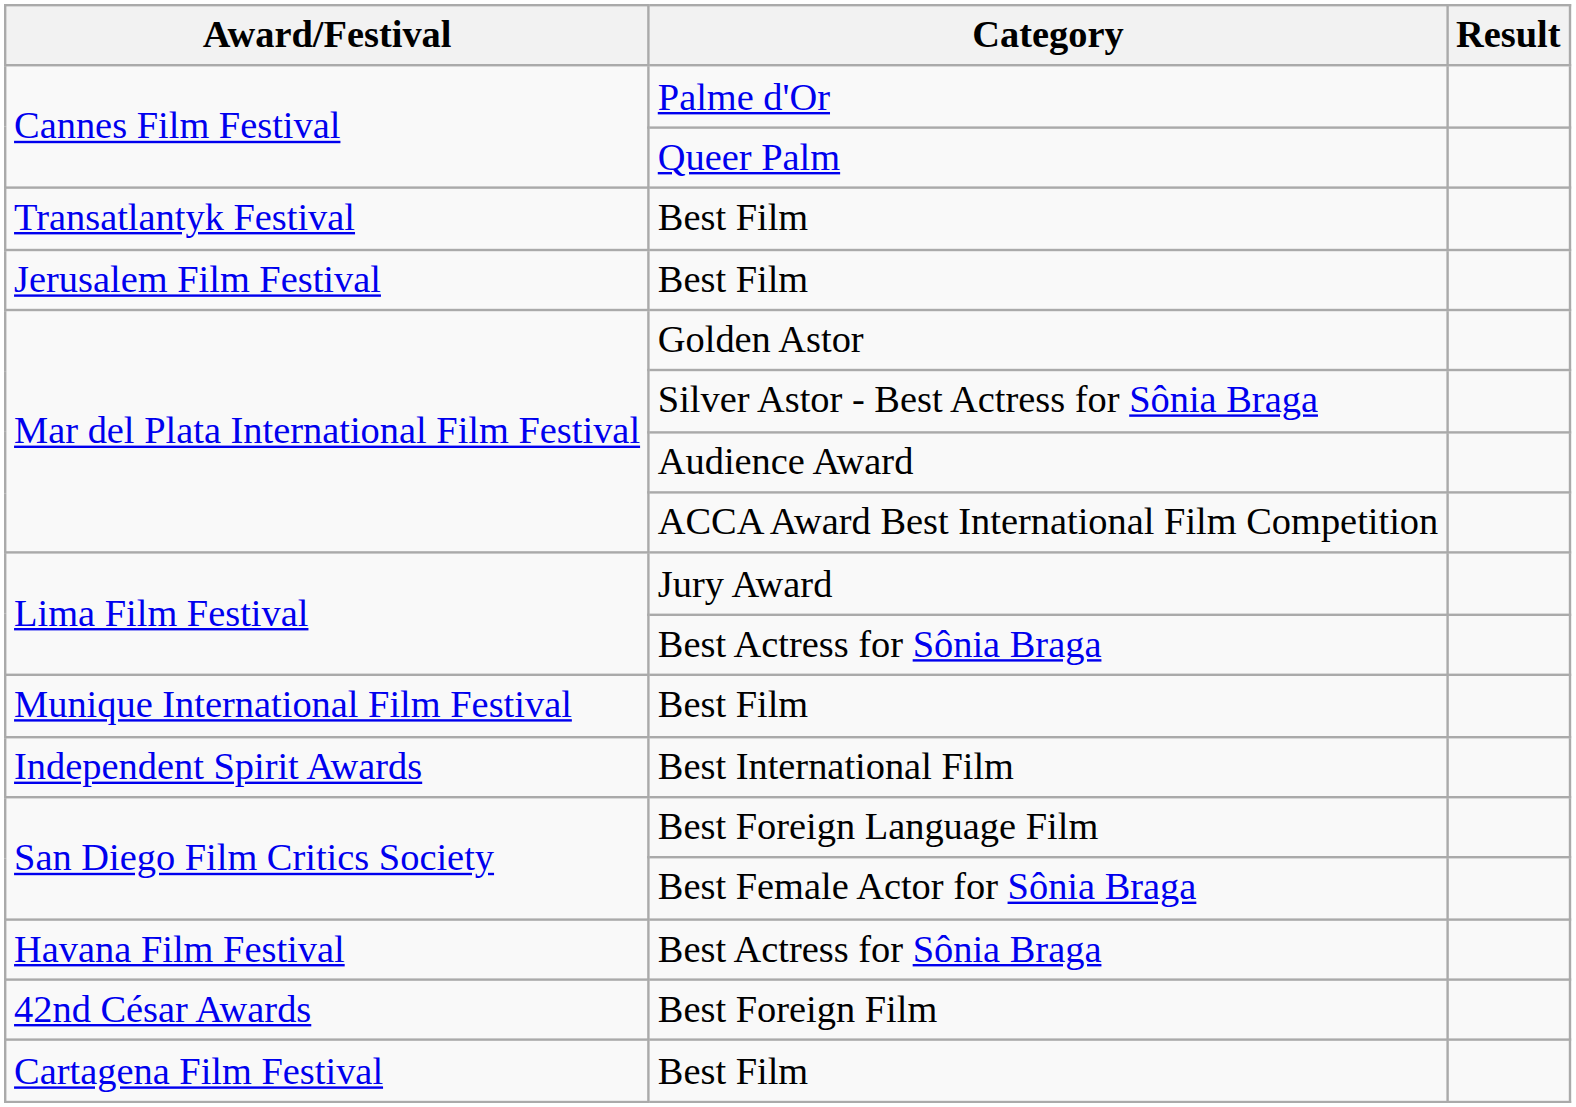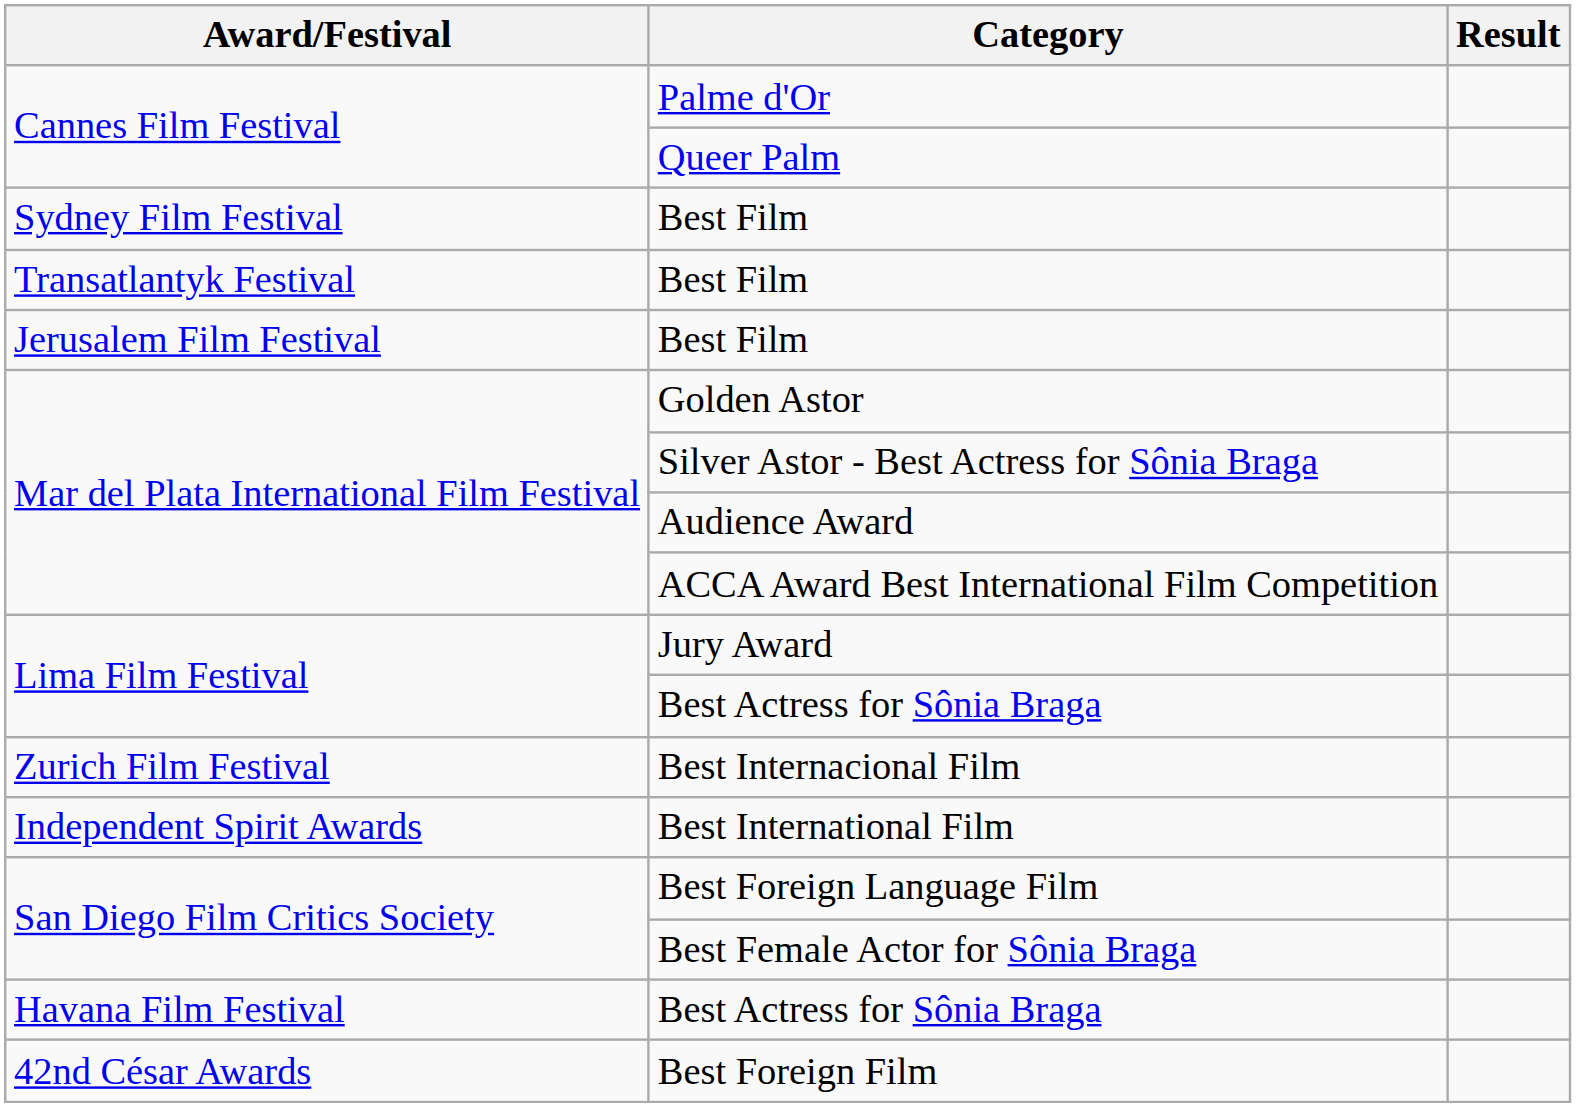+ row: (178, 217)
- row: (293, 704)
+ row: (172, 765)
- row: (199, 1070)
